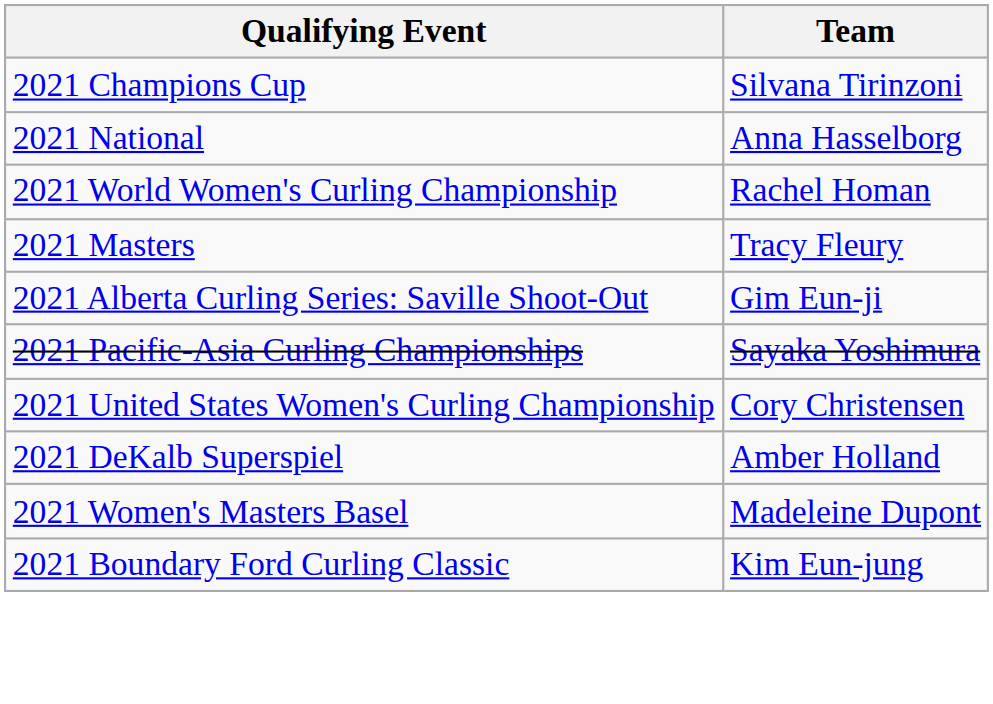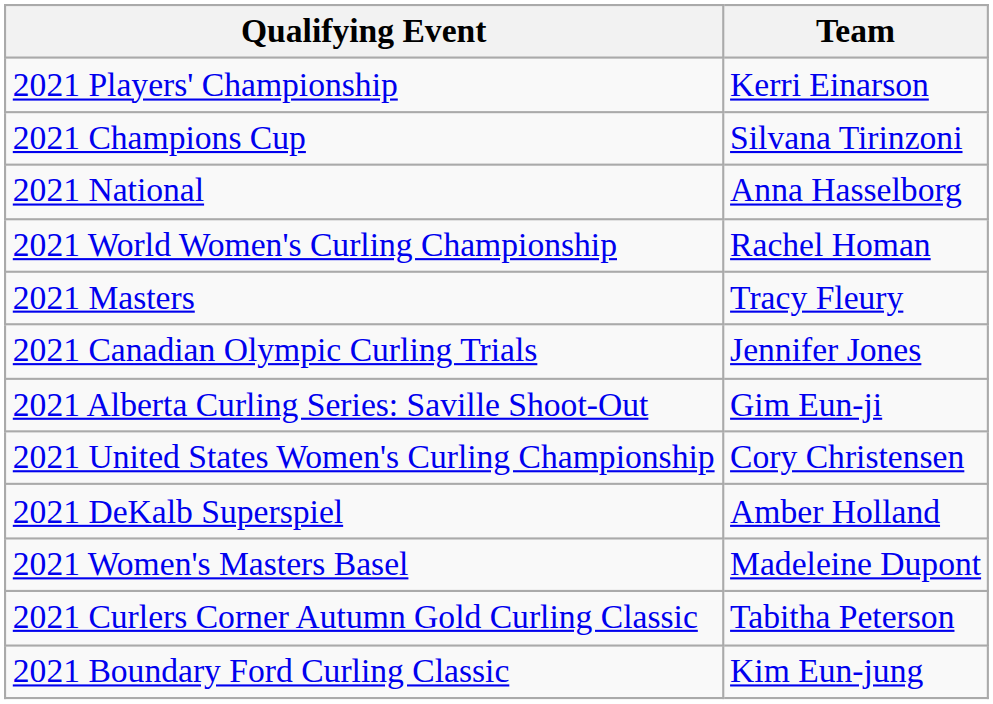+ row: (205, 84)
+ row: (275, 350)
- row: (298, 350)
+ row: (355, 617)
